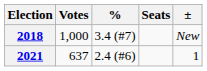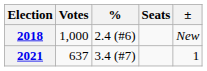(115, 35) 3.4 (#7) -> (115, 35) 2.4 (#6)
(115, 55) 2.4 (#6) -> (115, 55) 3.4 (#7)
